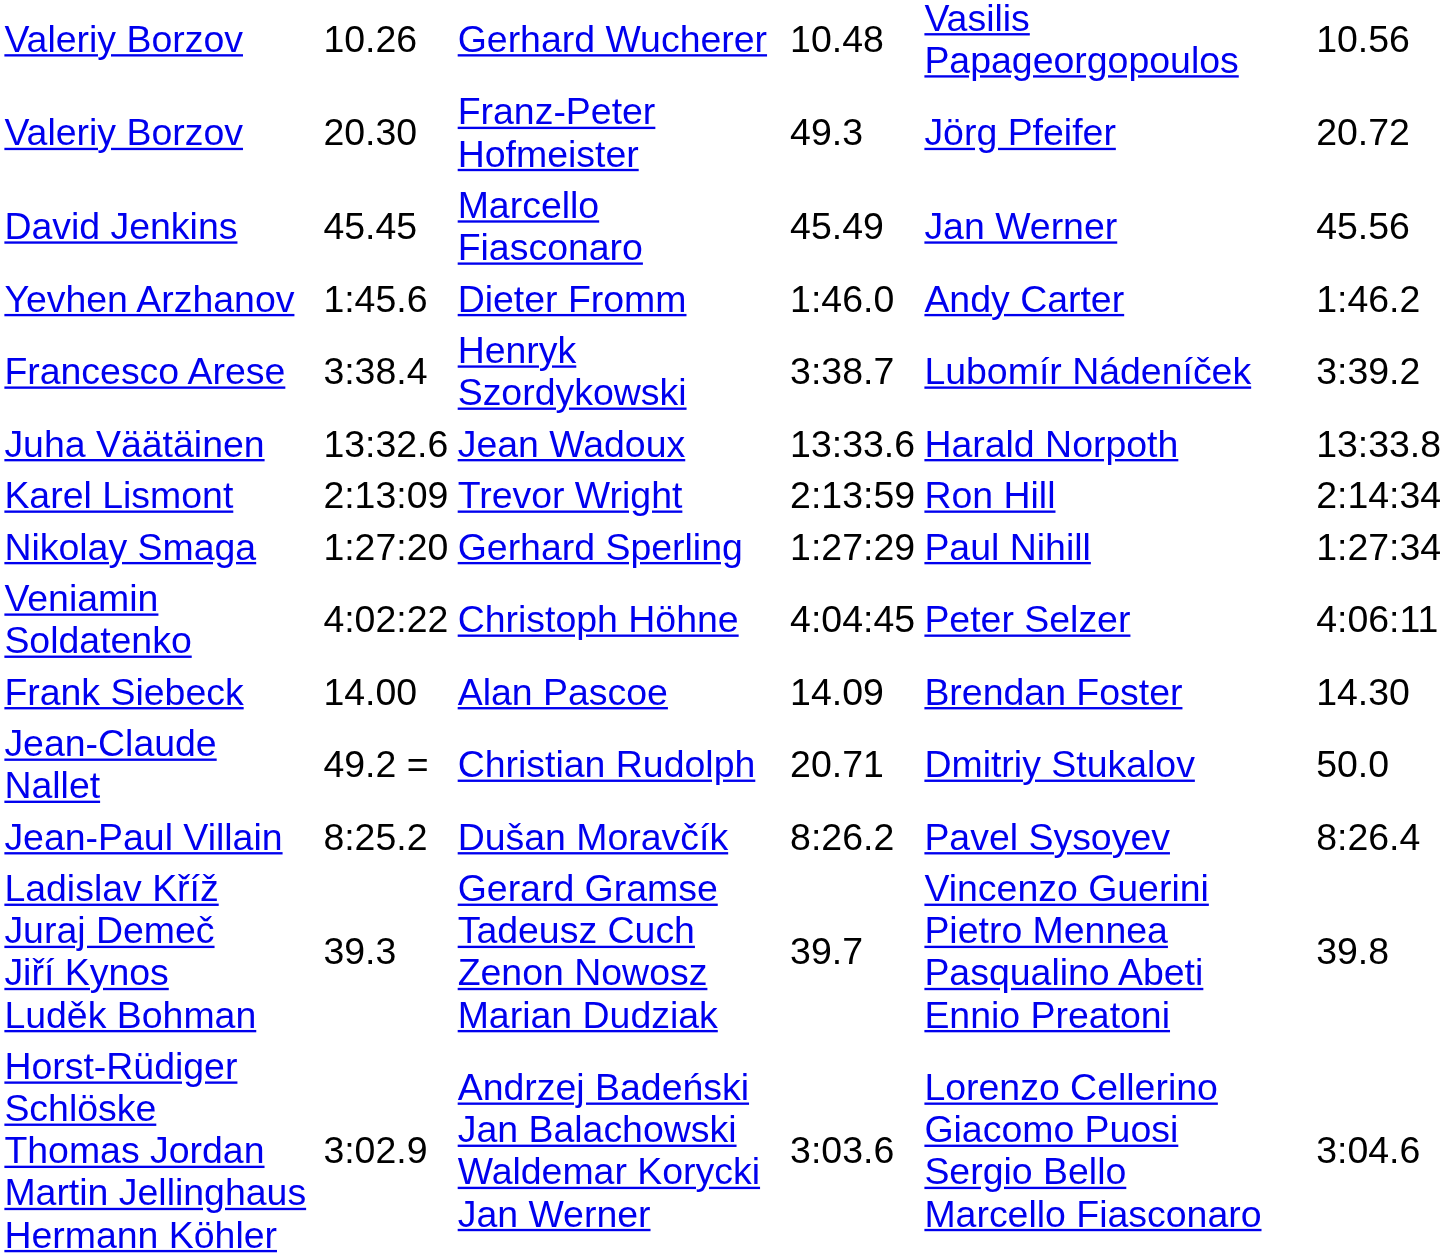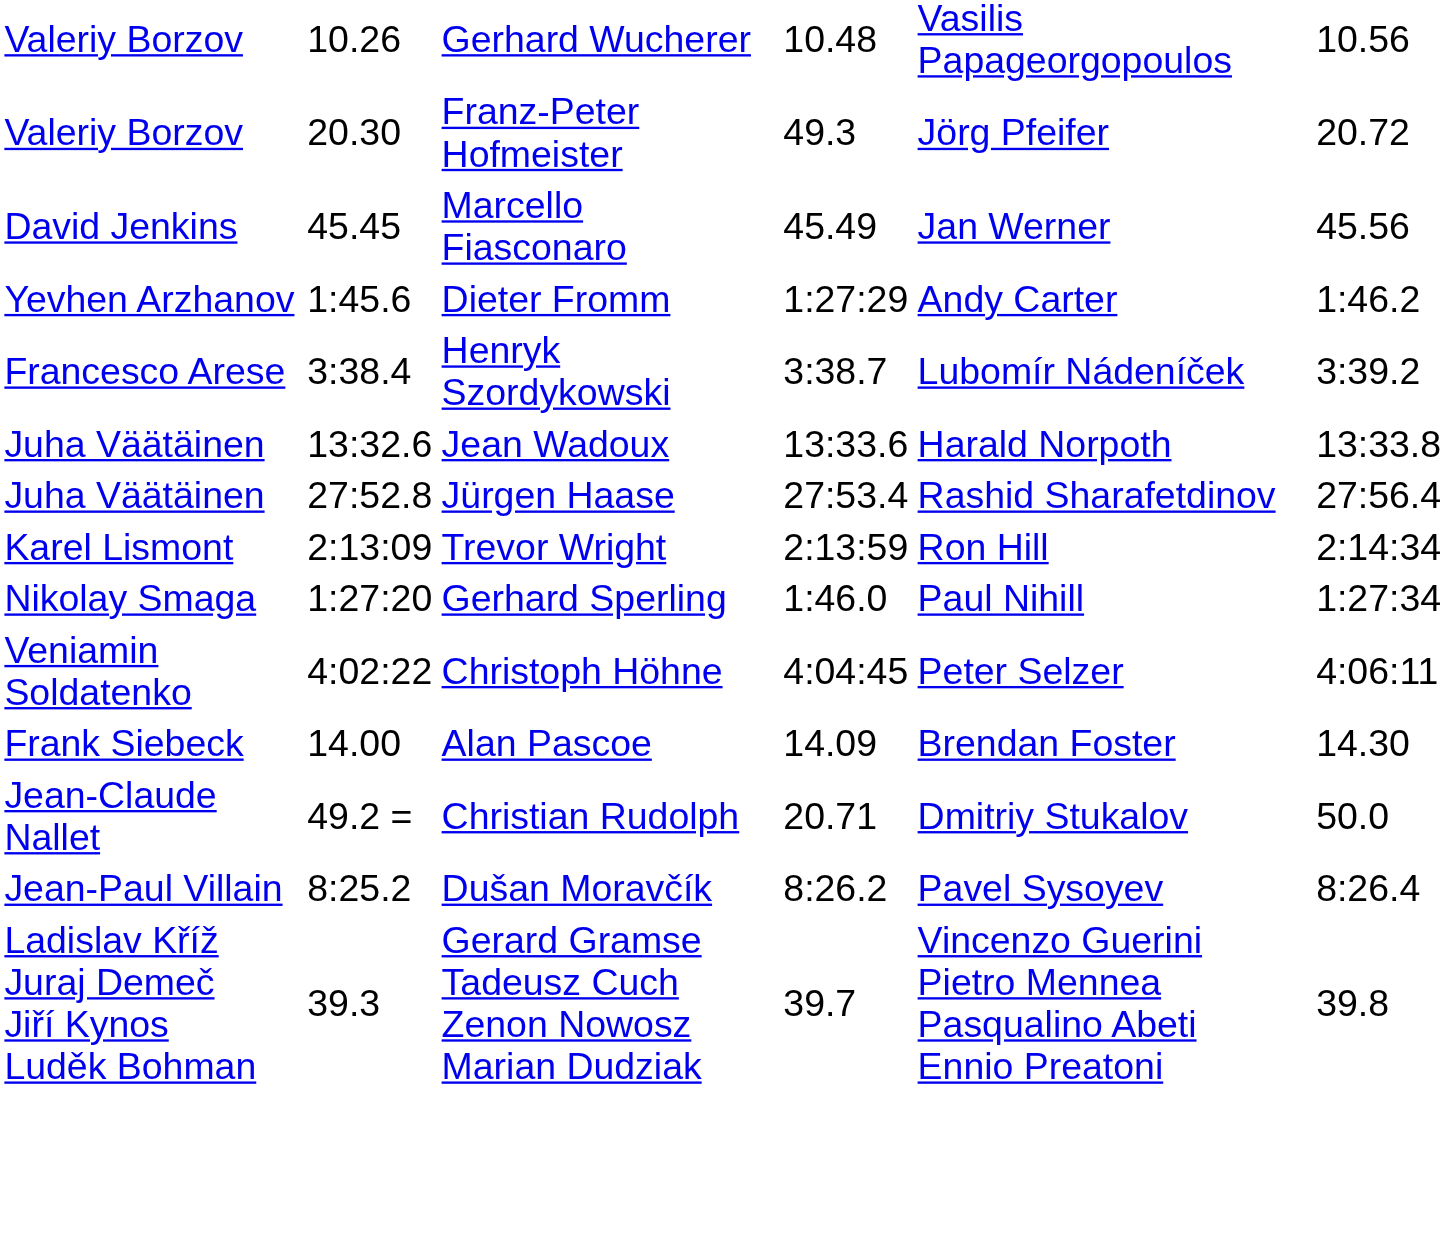(842, 299) 1:46.0 -> (846, 299) 1:27:29
+ row: (558, 495)
(853, 547) 1:27:29 -> (835, 598) 1:46.0
- row: (609, 1150)
